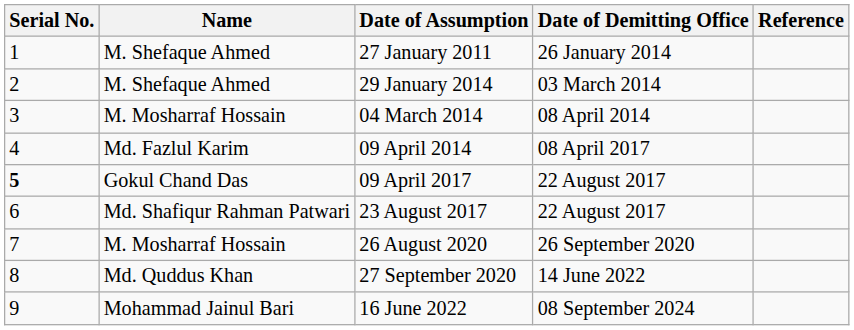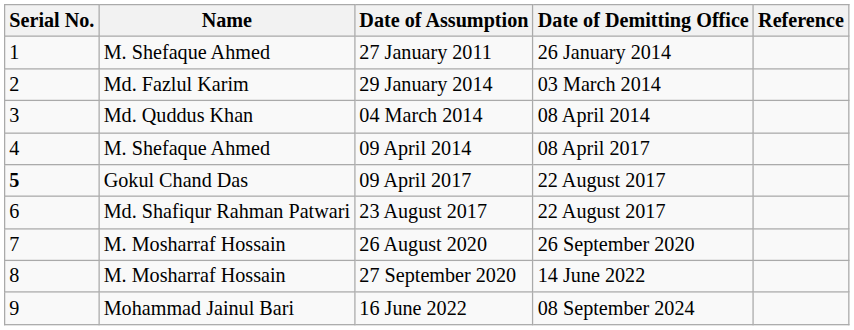(187, 84) M. Shefaque Ahmed -> (176, 84) Md. Fazlul Karim
(195, 116) M. Mosharraf Hossain -> (178, 116) Md. Quddus Khan
(176, 148) Md. Fazlul Karim -> (187, 148) M. Shefaque Ahmed
(178, 276) Md. Quddus Khan -> (195, 276) M. Mosharraf Hossain
